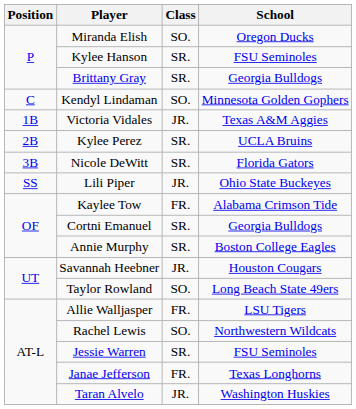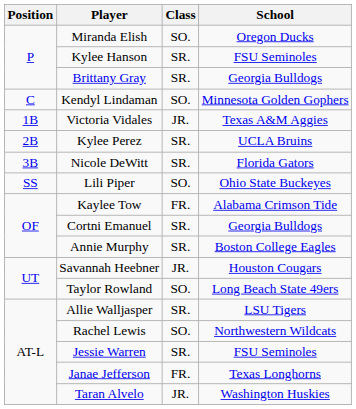(181, 183) JR. -> (181, 183) SO.
(181, 309) FR. -> (181, 309) SR.
